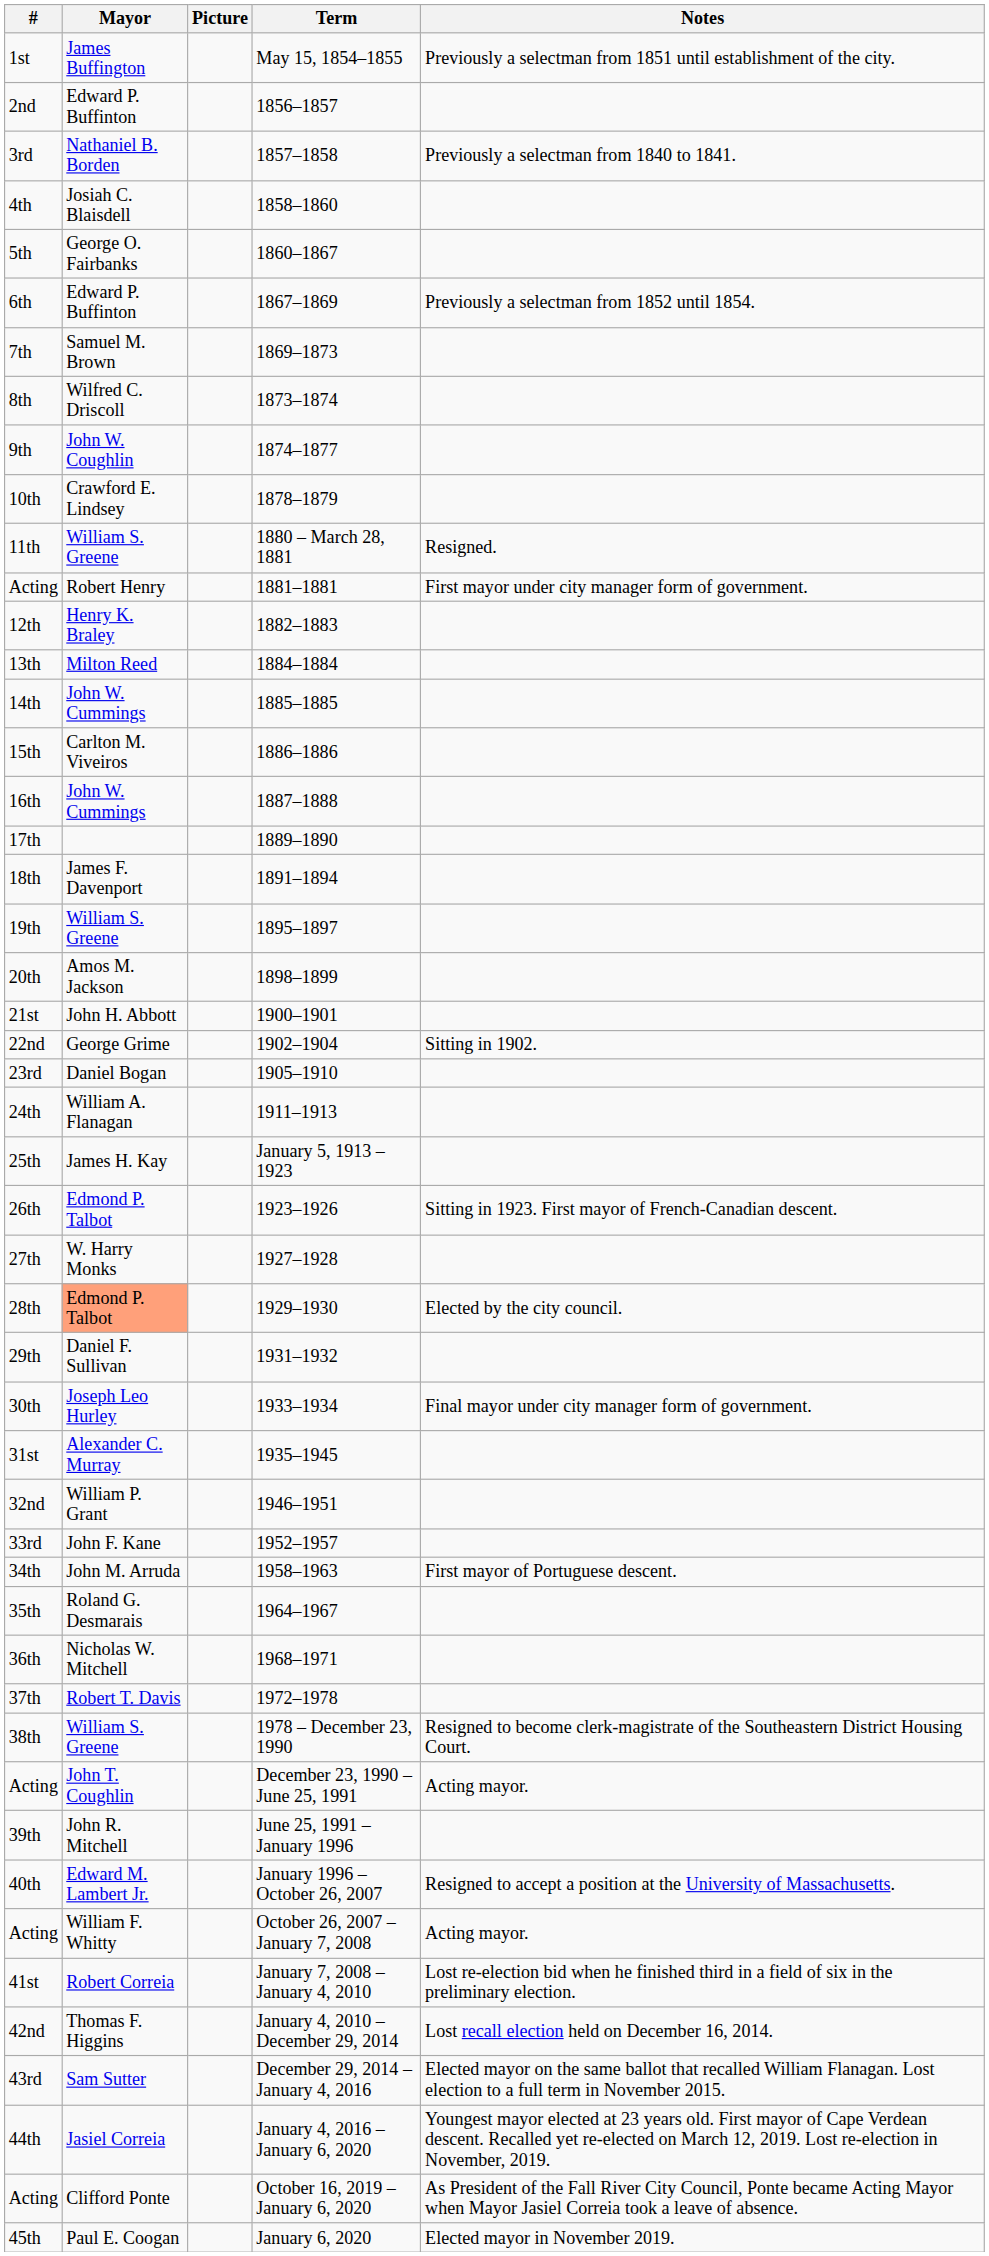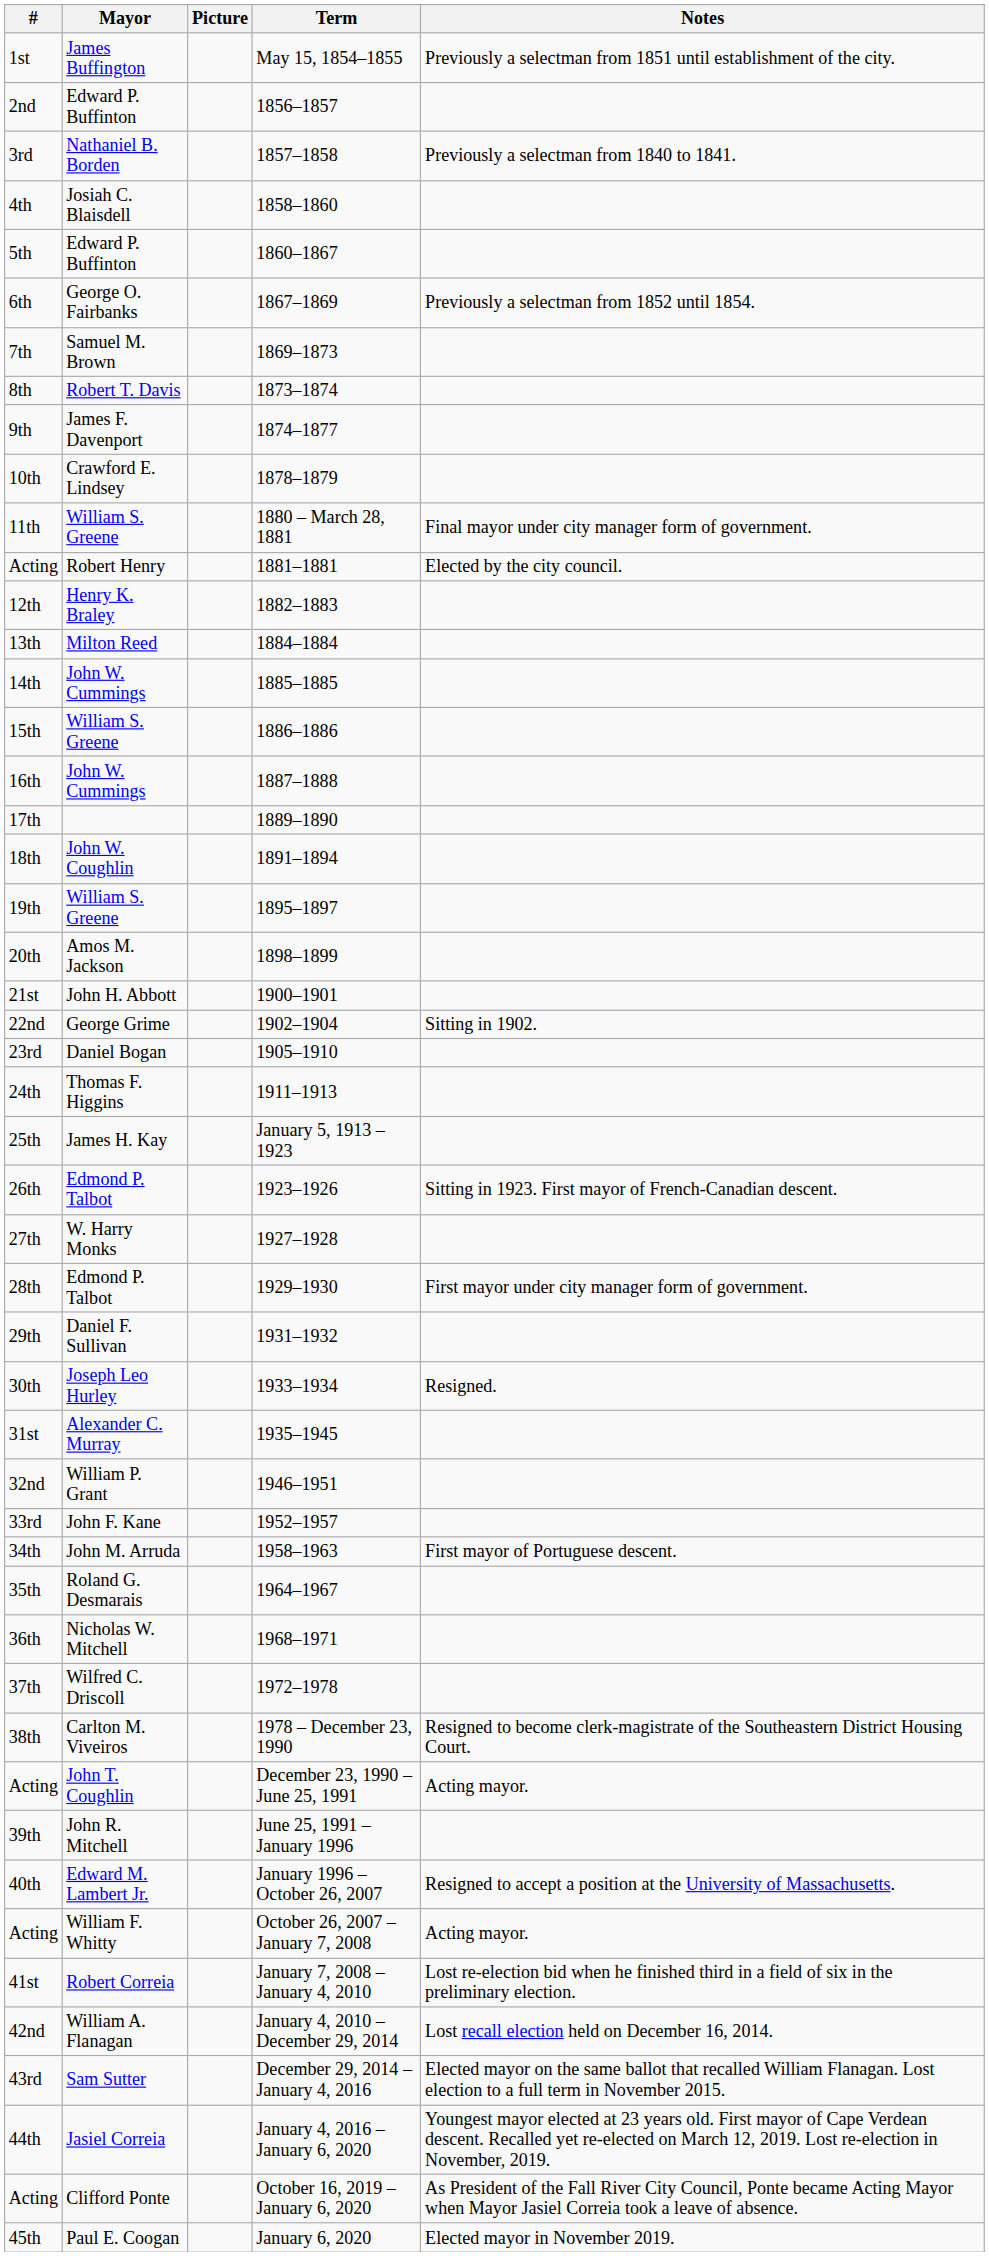(104, 253) George O. Fairbanks -> (103, 253) Edward P. Buffinton
(103, 302) Edward P. Buffinton -> (104, 302) George O. Fairbanks
(105, 400) Wilfred C. Driscoll -> (123, 390) Robert T. Davis
(100, 449) John W. Coughlin -> (104, 429) James F. Davenport
(461, 547) Resigned. -> (618, 527) Final mayor under city manager form of government.
(616, 586) First mayor under city manager form of government. -> (524, 566) Elected by the city council.
(106, 752) Carlton M. Viveiros -> (105, 731) William S. Greene
(104, 878) James F. Davenport -> (100, 858) John W. Coughlin
(106, 1111) William A. Flanagan -> (104, 1091) Thomas F. Higgins
(105, 1308) lightsalmon background -> (105, 1287) no background
(524, 1308) Elected by the city council. -> (616, 1287) First mayor under city manager form of government.
(618, 1406) Final mayor under city manager form of government. -> (461, 1385) Resigned.
(123, 1698) Robert T. Davis -> (105, 1688) Wilfred C. Driscoll
(105, 1737) William S. Greene -> (106, 1737) Carlton M. Viveiros
(104, 2031) Thomas F. Higgins -> (106, 2031) William A. Flanagan
